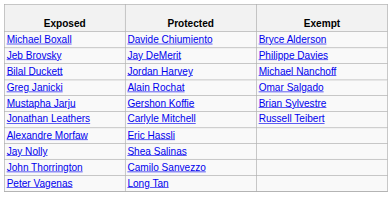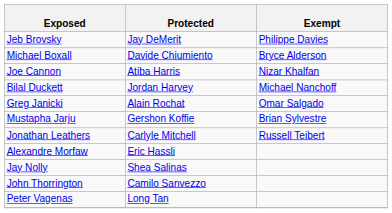rows swapped: (39, 39) <-> (34, 55)
+ row: (34, 71)
